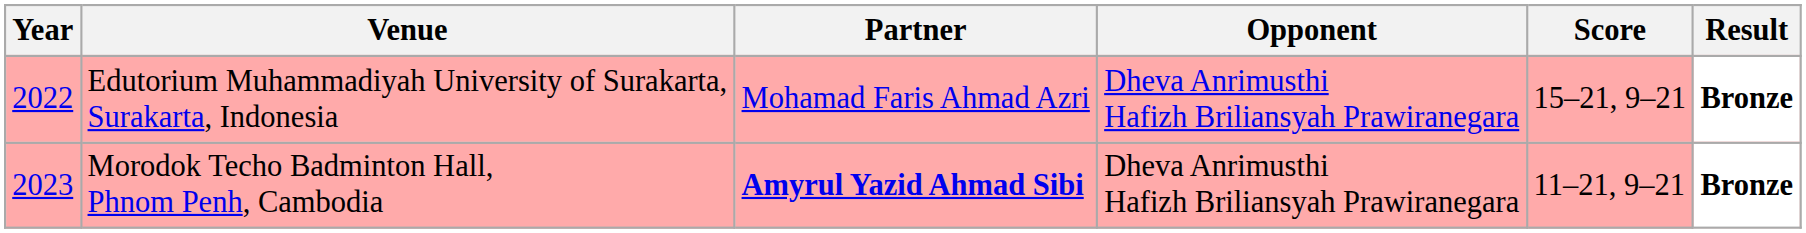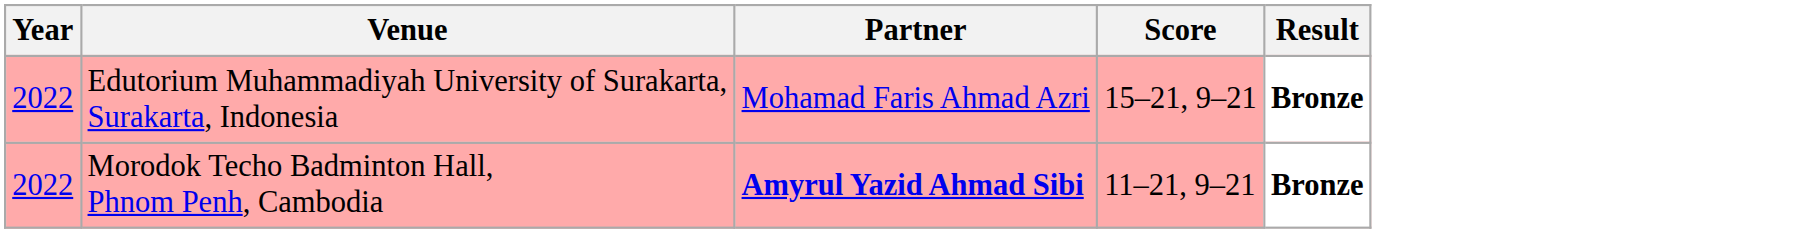- column: (1312, 30)
(43, 184) 2023 -> (43, 184) 2022
